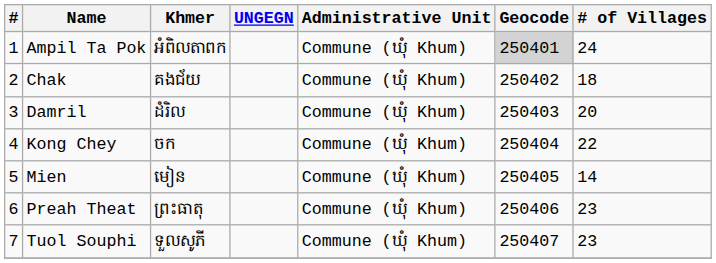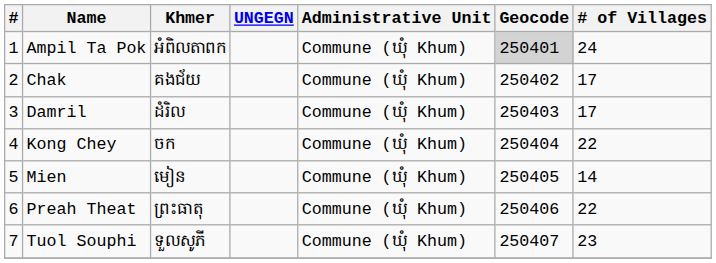(587, 80) 18 -> (587, 80) 17
(587, 112) 20 -> (587, 112) 17
(587, 209) 23 -> (587, 209) 22
